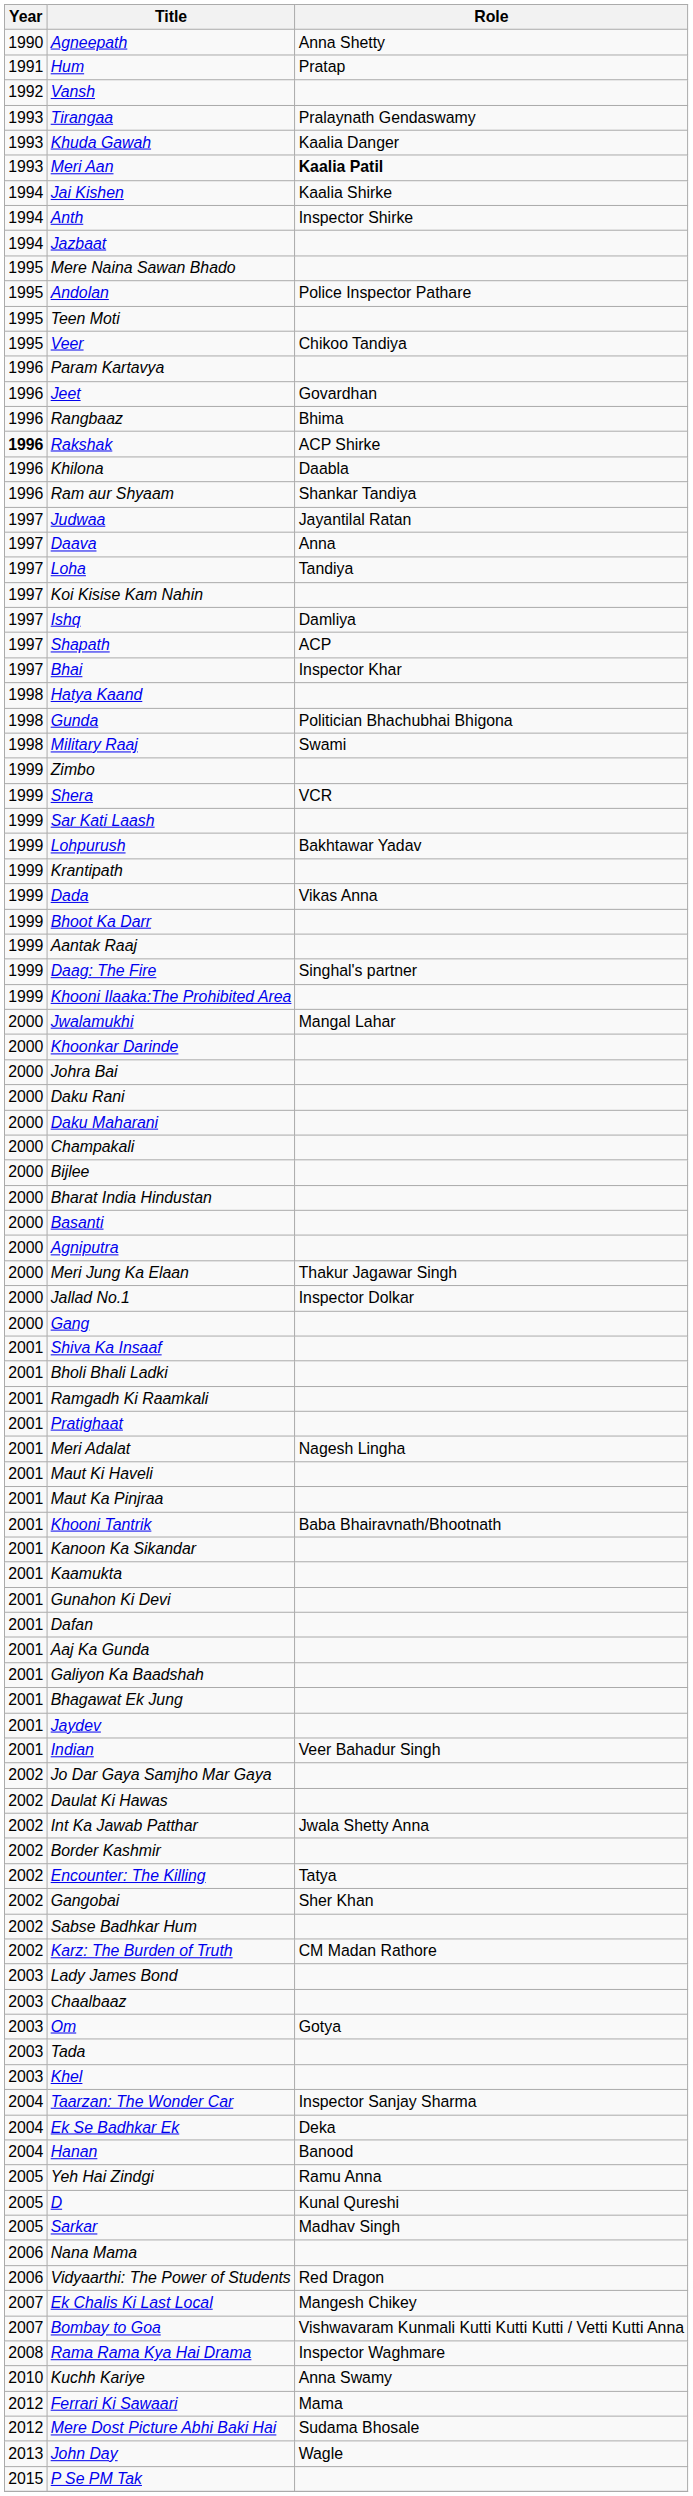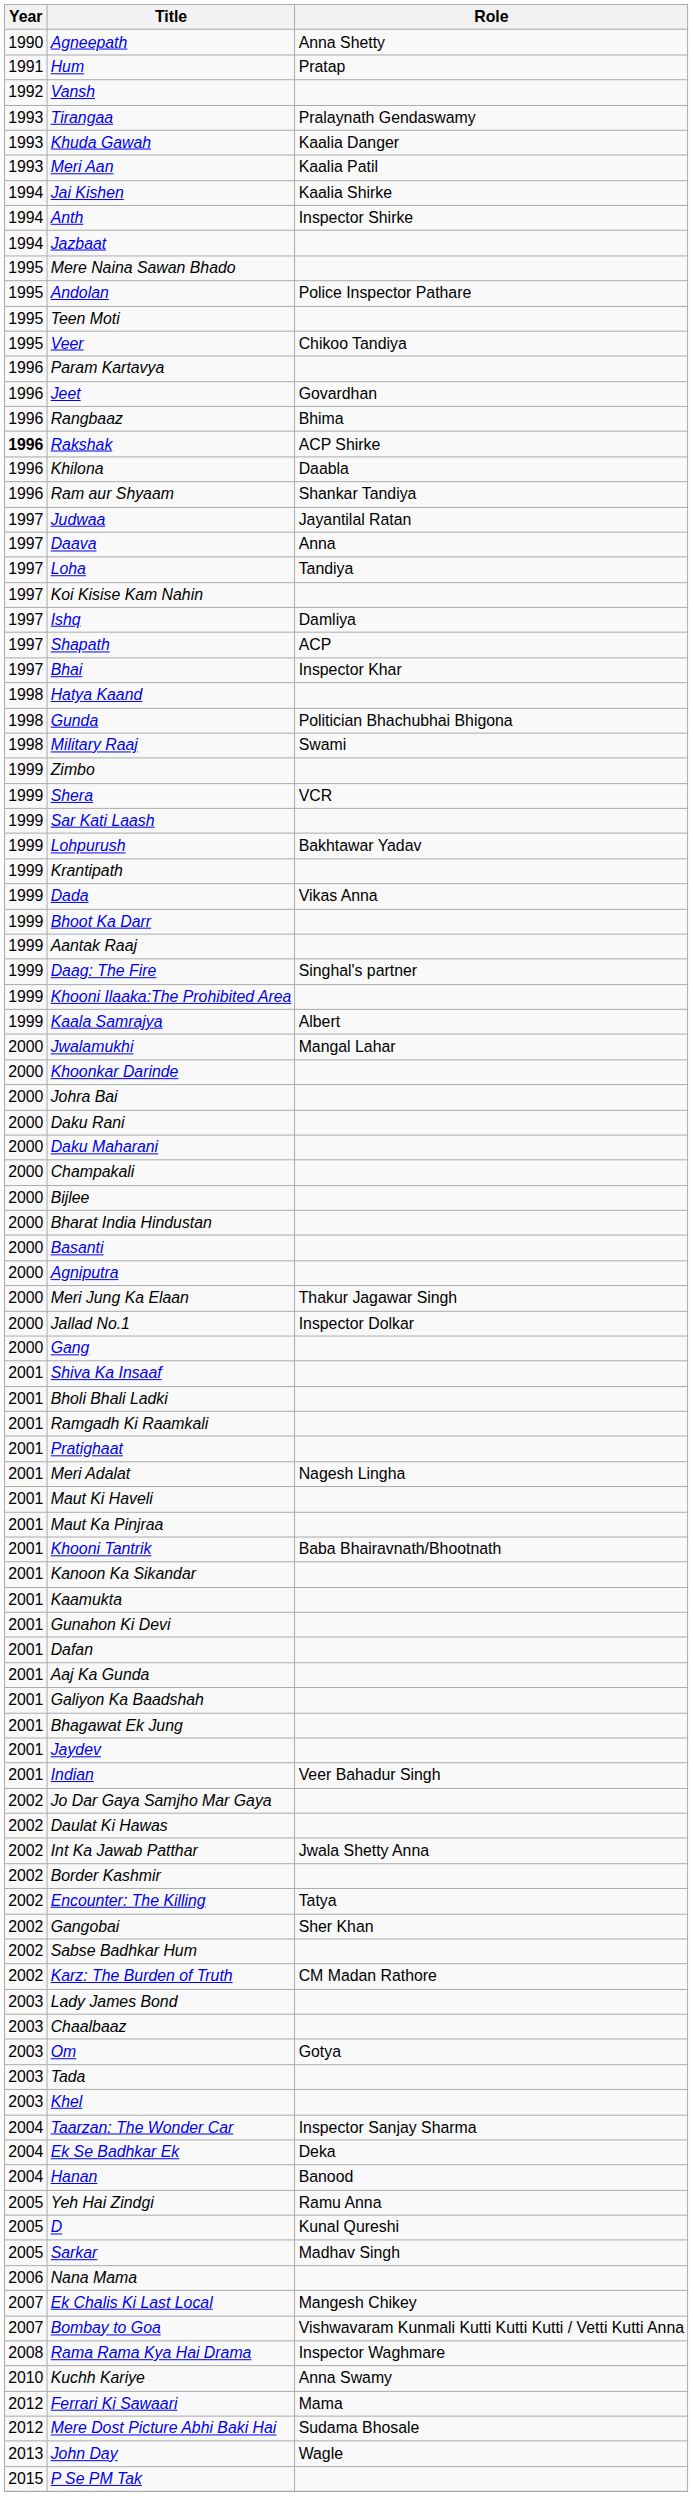(341, 167) bold -> (338, 167) normal
+ row: (107, 1021)
- row: (171, 2277)
